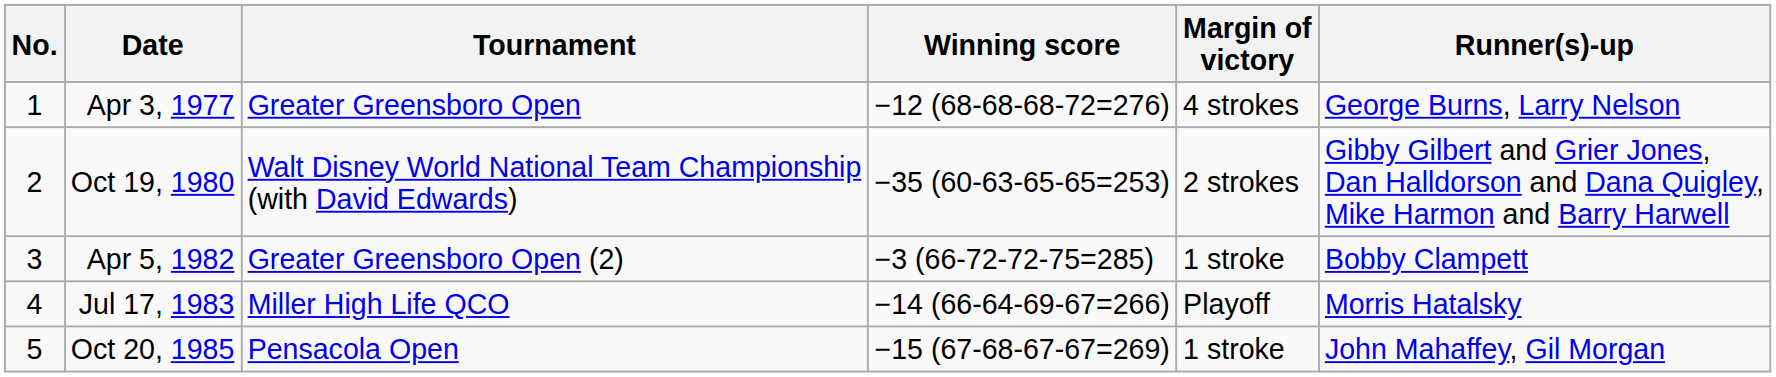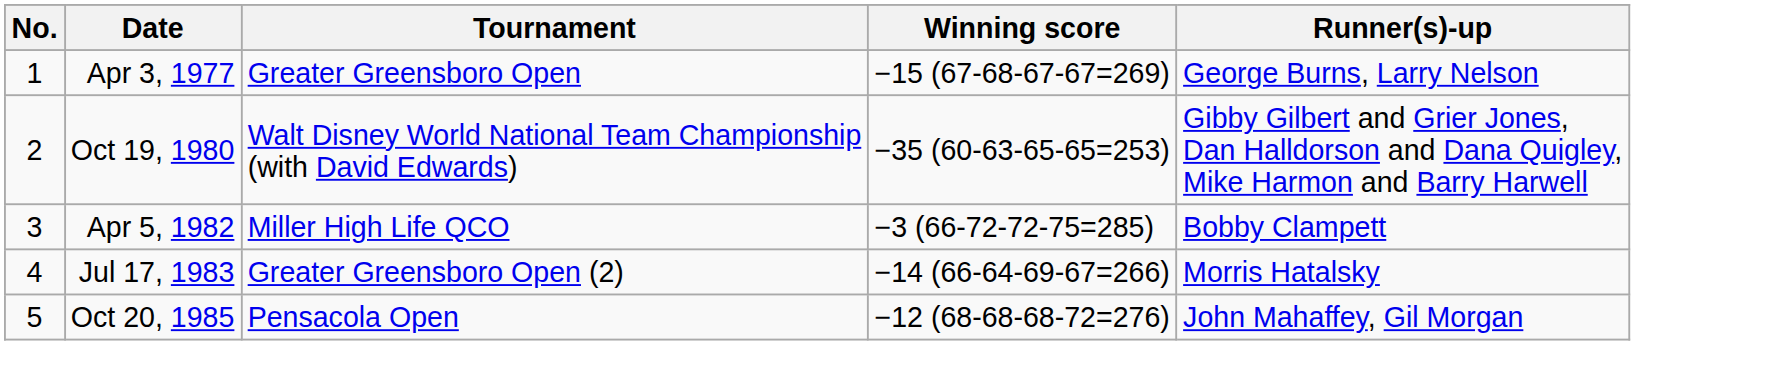- column: (1247, 44)
(1022, 105) −12 (68-68-68-72=276) -> (1022, 73) −15 (67-68-67-67=269)
(436, 259) Greater Greensboro Open (2) -> (379, 227) Miller High Life QCO
(379, 305) Miller High Life QCO -> (436, 273) Greater Greensboro Open (2)
(1022, 350) −15 (67-68-67-67=269) -> (1022, 318) −12 (68-68-68-72=276)
